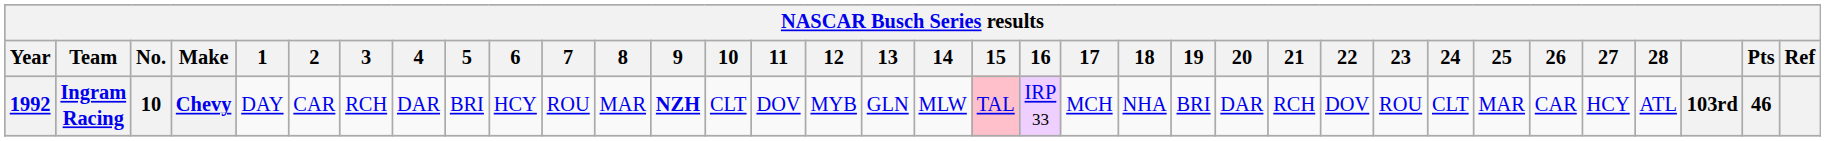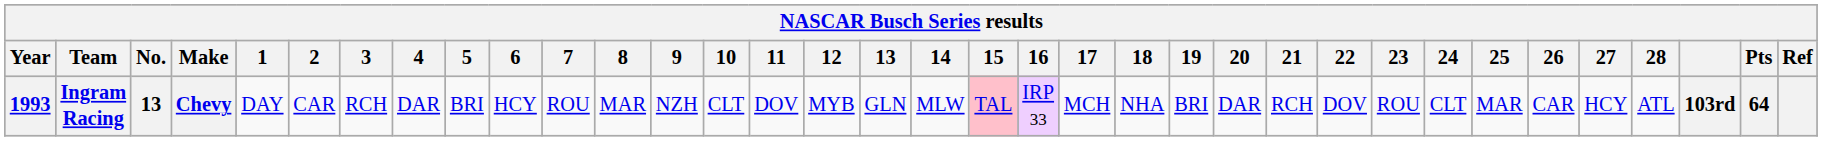(30, 105) 1992 -> (30, 105) 1993
(151, 105) 10 -> (151, 105) 13
(678, 105) bold -> (677, 105) normal
(1761, 105) 46 -> (1759, 105) 64
